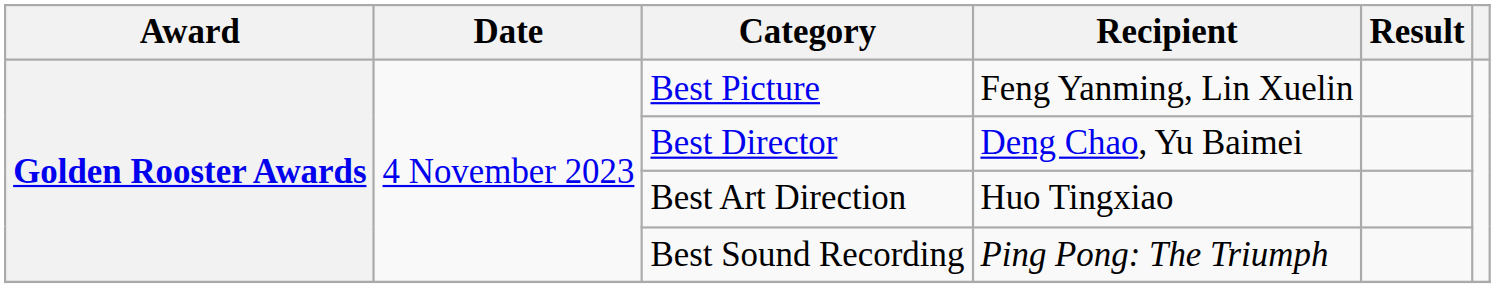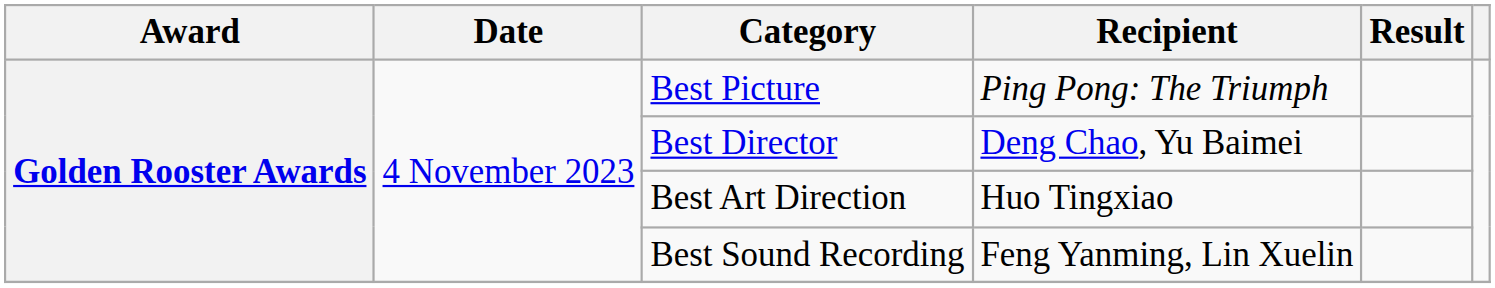(1167, 87) Feng Yanming, Lin Xuelin -> (1154, 87) Ping Pong: The Triumph
(1154, 253) Ping Pong: The Triumph -> (1167, 253) Feng Yanming, Lin Xuelin
